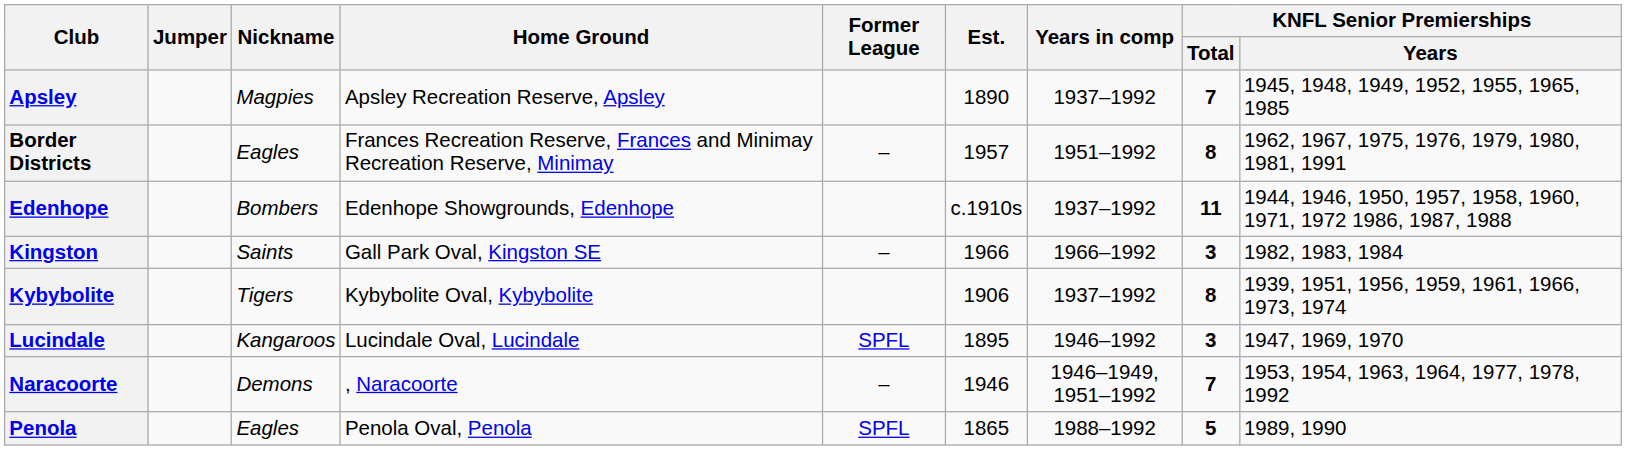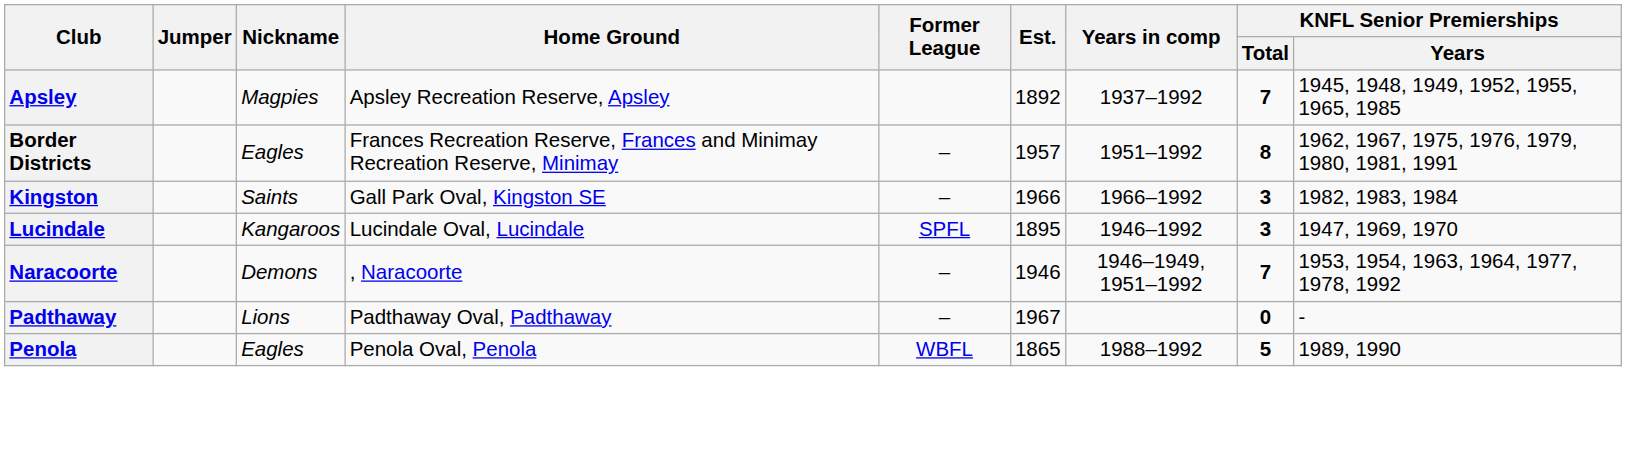(986, 97) 1890 -> (1038, 97) 1892
- row: (59, 208)
- row: (62, 296)
+ row: (63, 317)
(884, 428) SPFL -> (945, 349) WBFL
